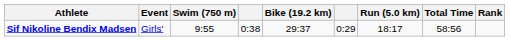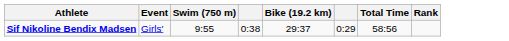- column: (390, 13)
